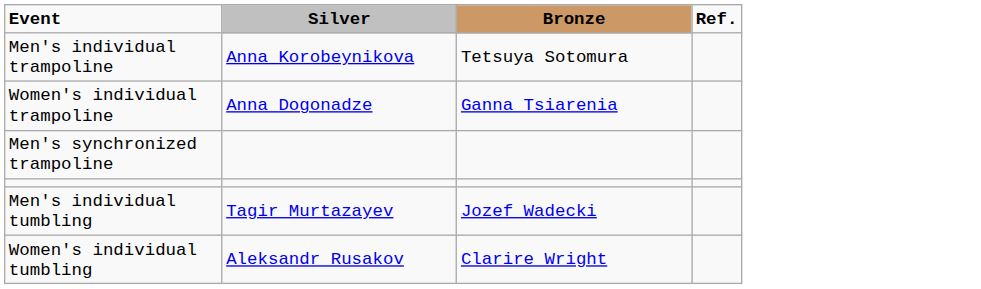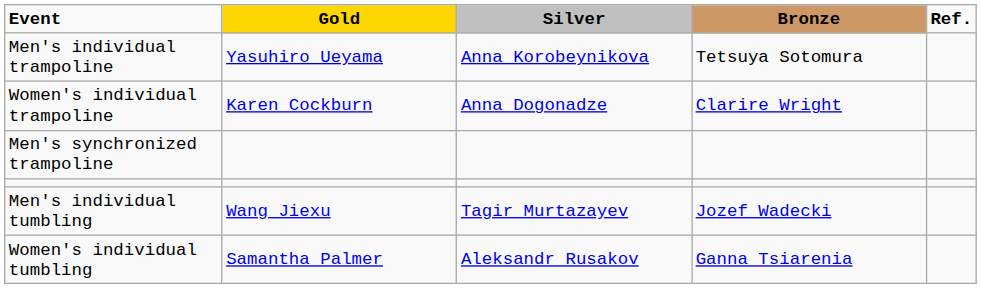+ column: (339, 19)
(539, 106) Ganna Tsiarenia -> (769, 106) Clarire Wright
(534, 260) Clarire Wright -> (774, 260) Ganna Tsiarenia
